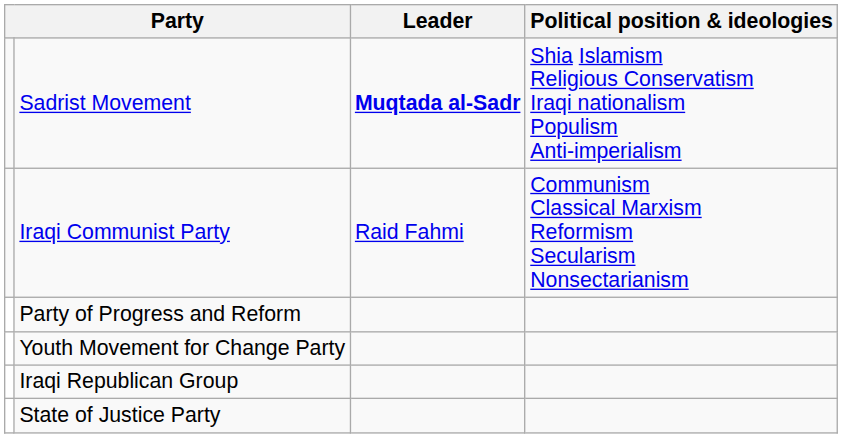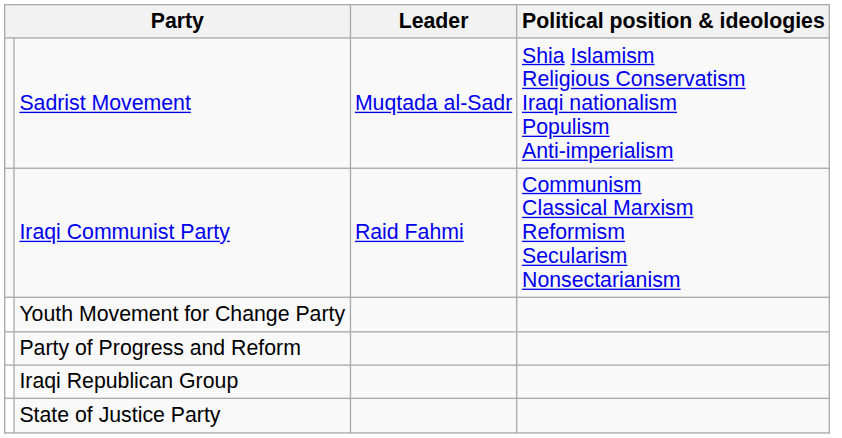(438, 103) bold -> (434, 103) normal
rows swapped: (182, 347) <-> (160, 314)
